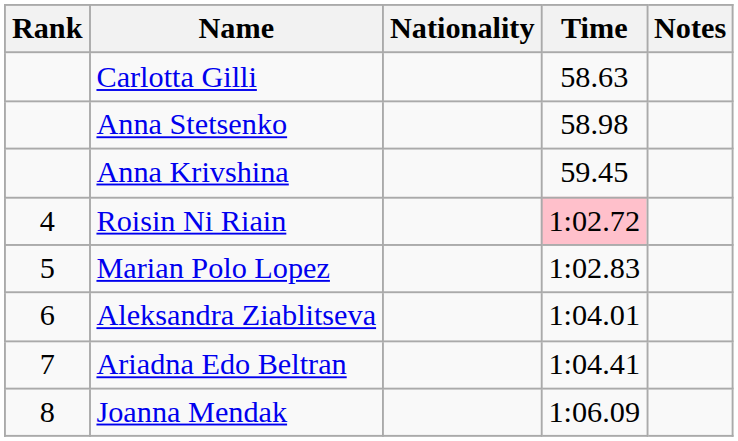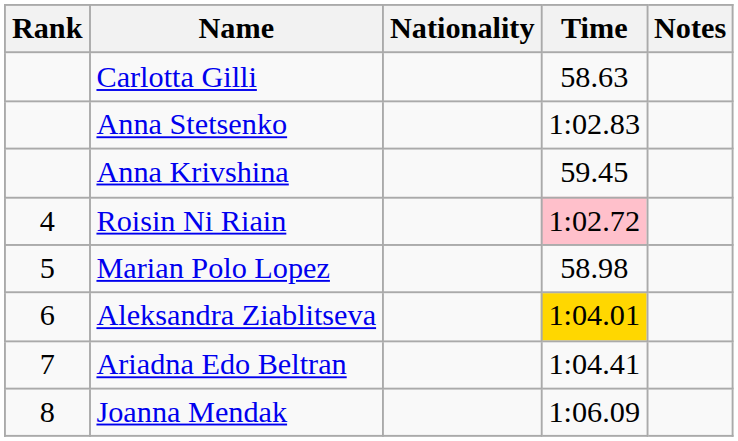(594, 124) 58.98 -> (594, 124) 1:02.83
(594, 268) 1:02.83 -> (594, 268) 58.98
(594, 316) no background -> (594, 316) gold background
